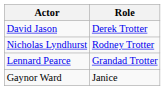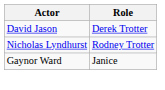- row: (39, 61)
